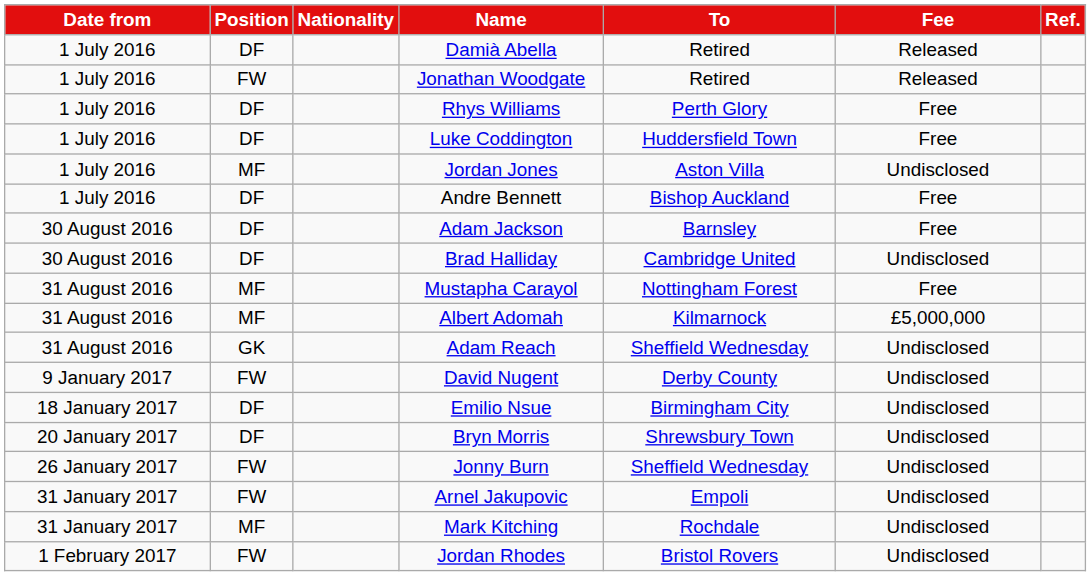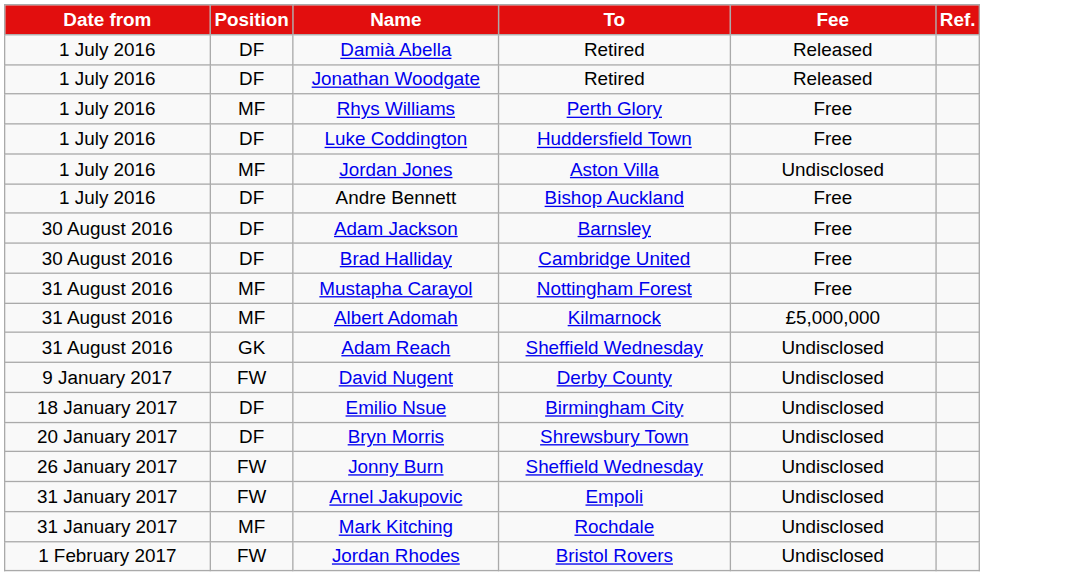- column: (346, 20)
(252, 80) FW -> (252, 80) DF
(252, 109) DF -> (252, 109) MF
(938, 258) Undisclosed -> (833, 258) Free
